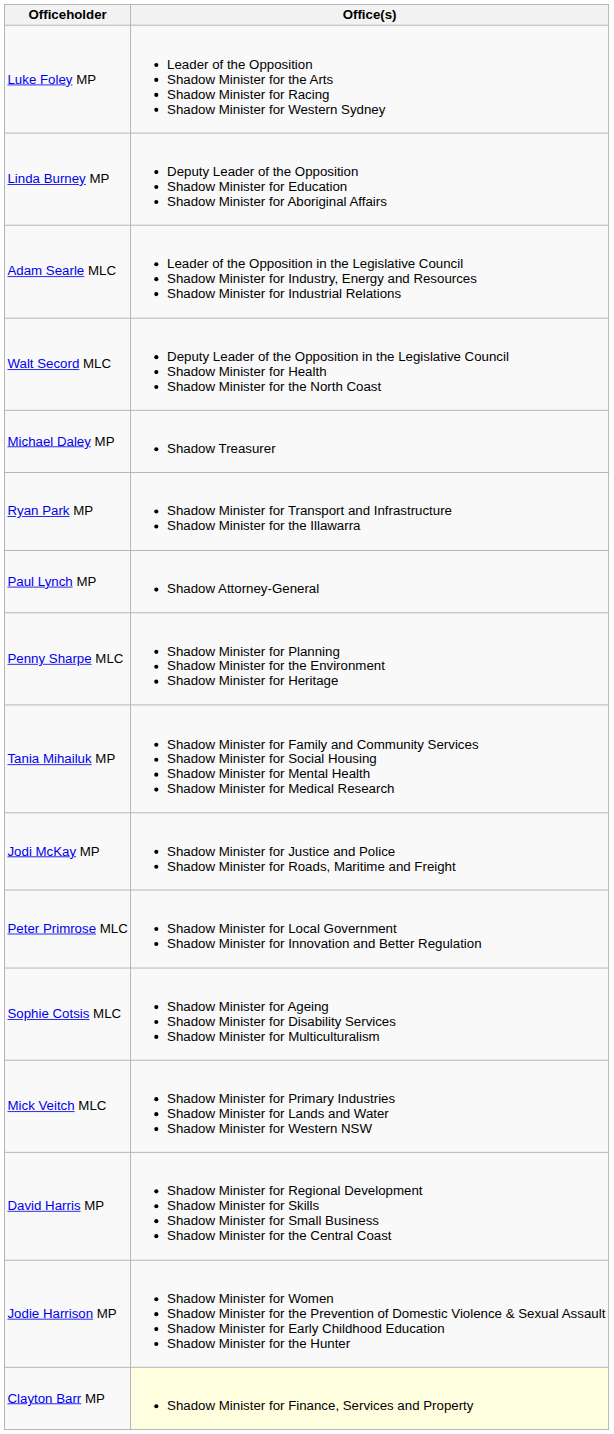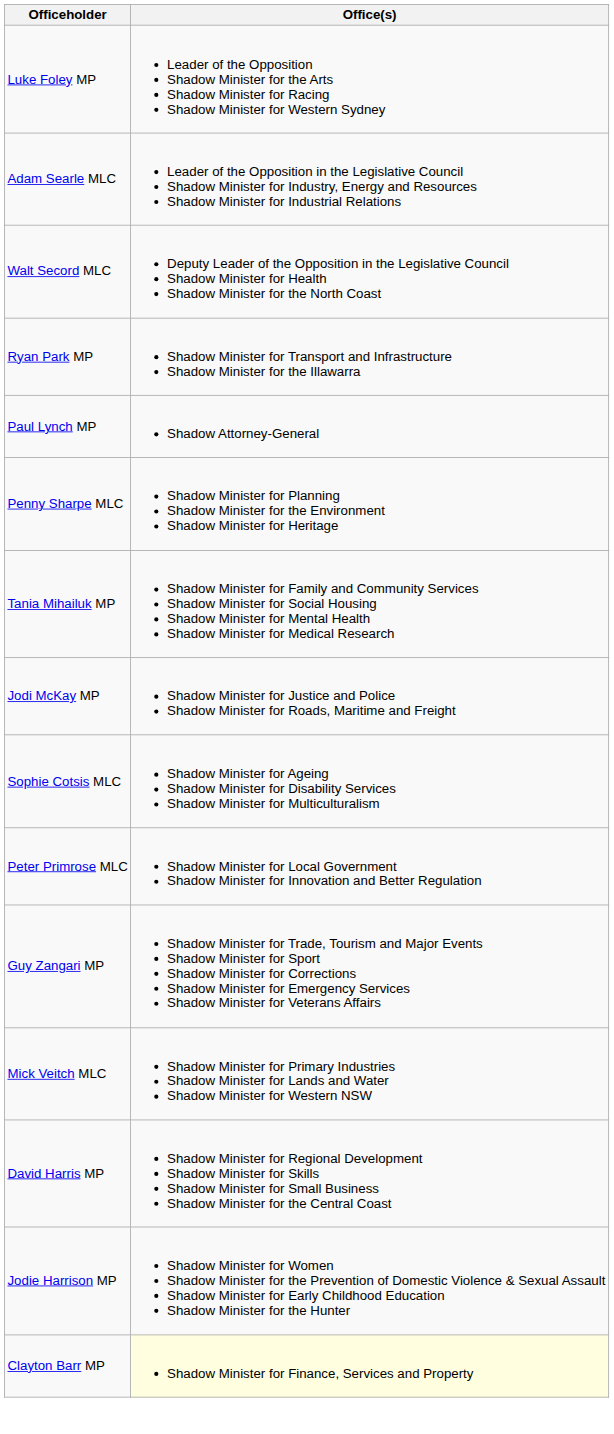- row: (58, 179)
- row: (61, 441)
rows swapped: (64, 1013) <-> (68, 928)
+ row: (56, 966)
